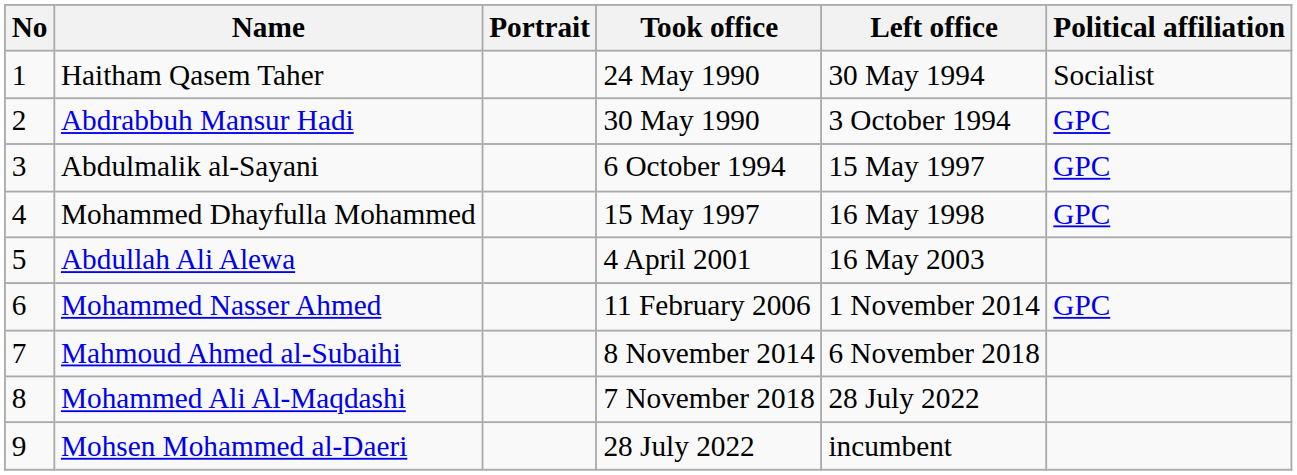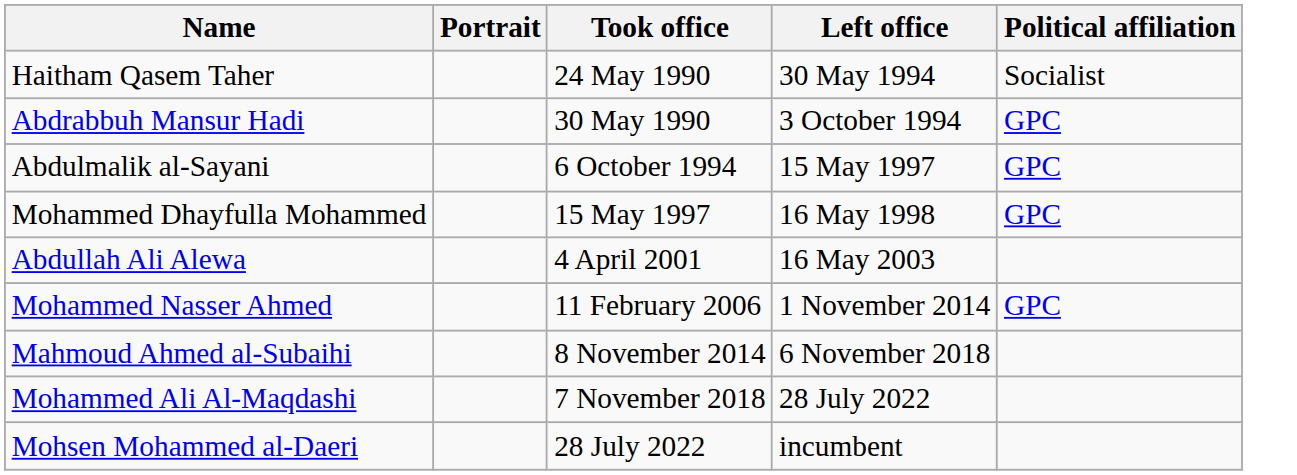- column: (30, 27)
